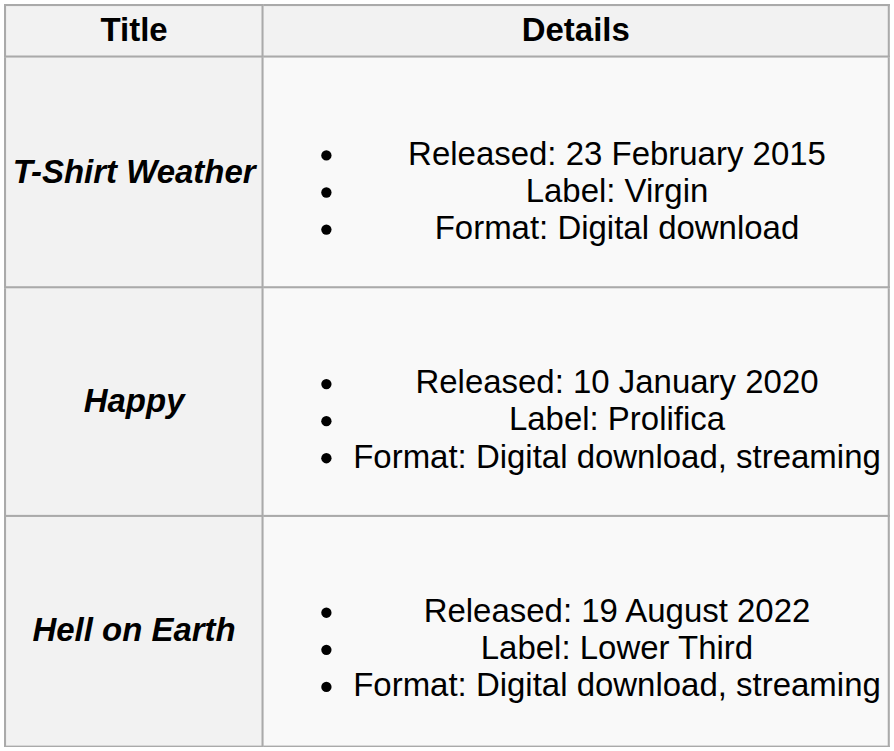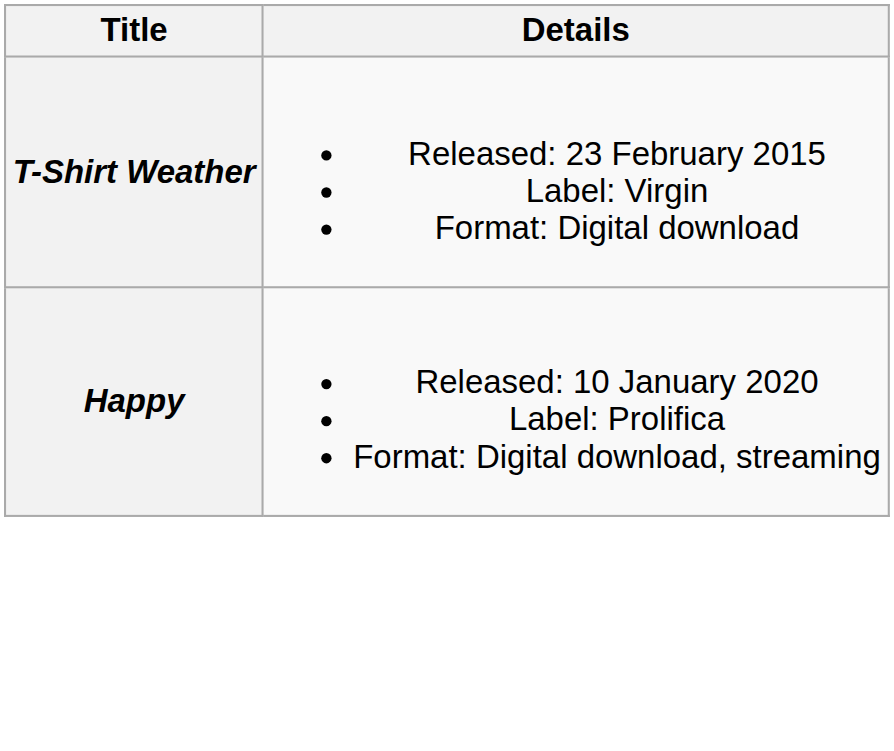- row: (134, 630)
